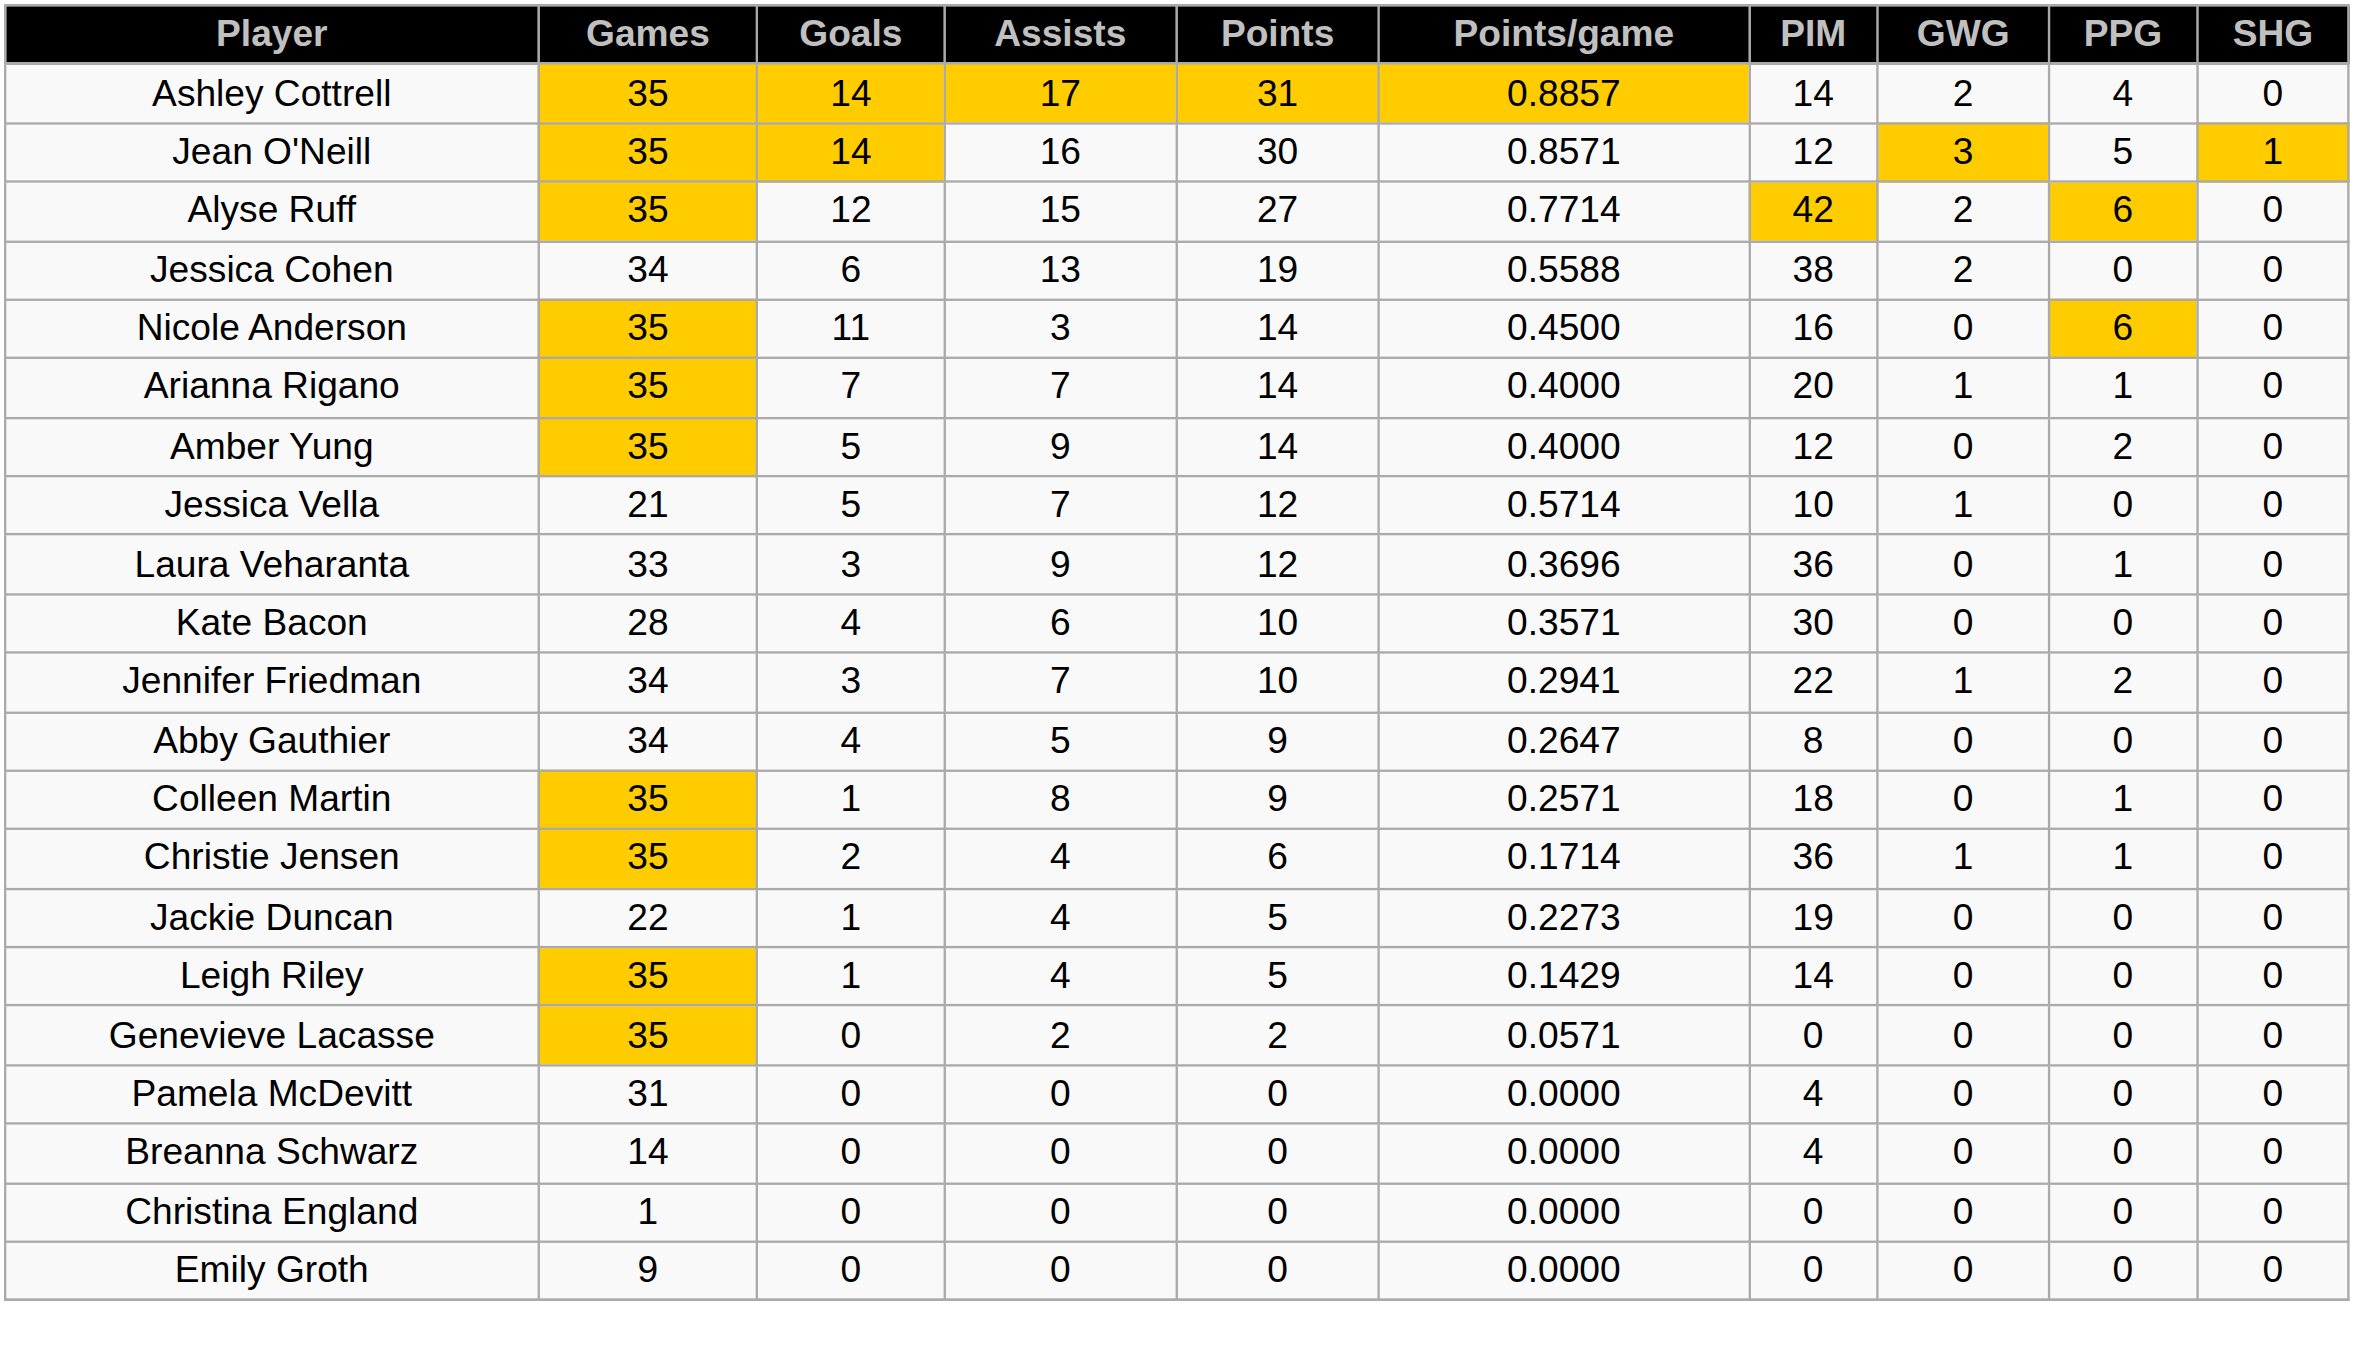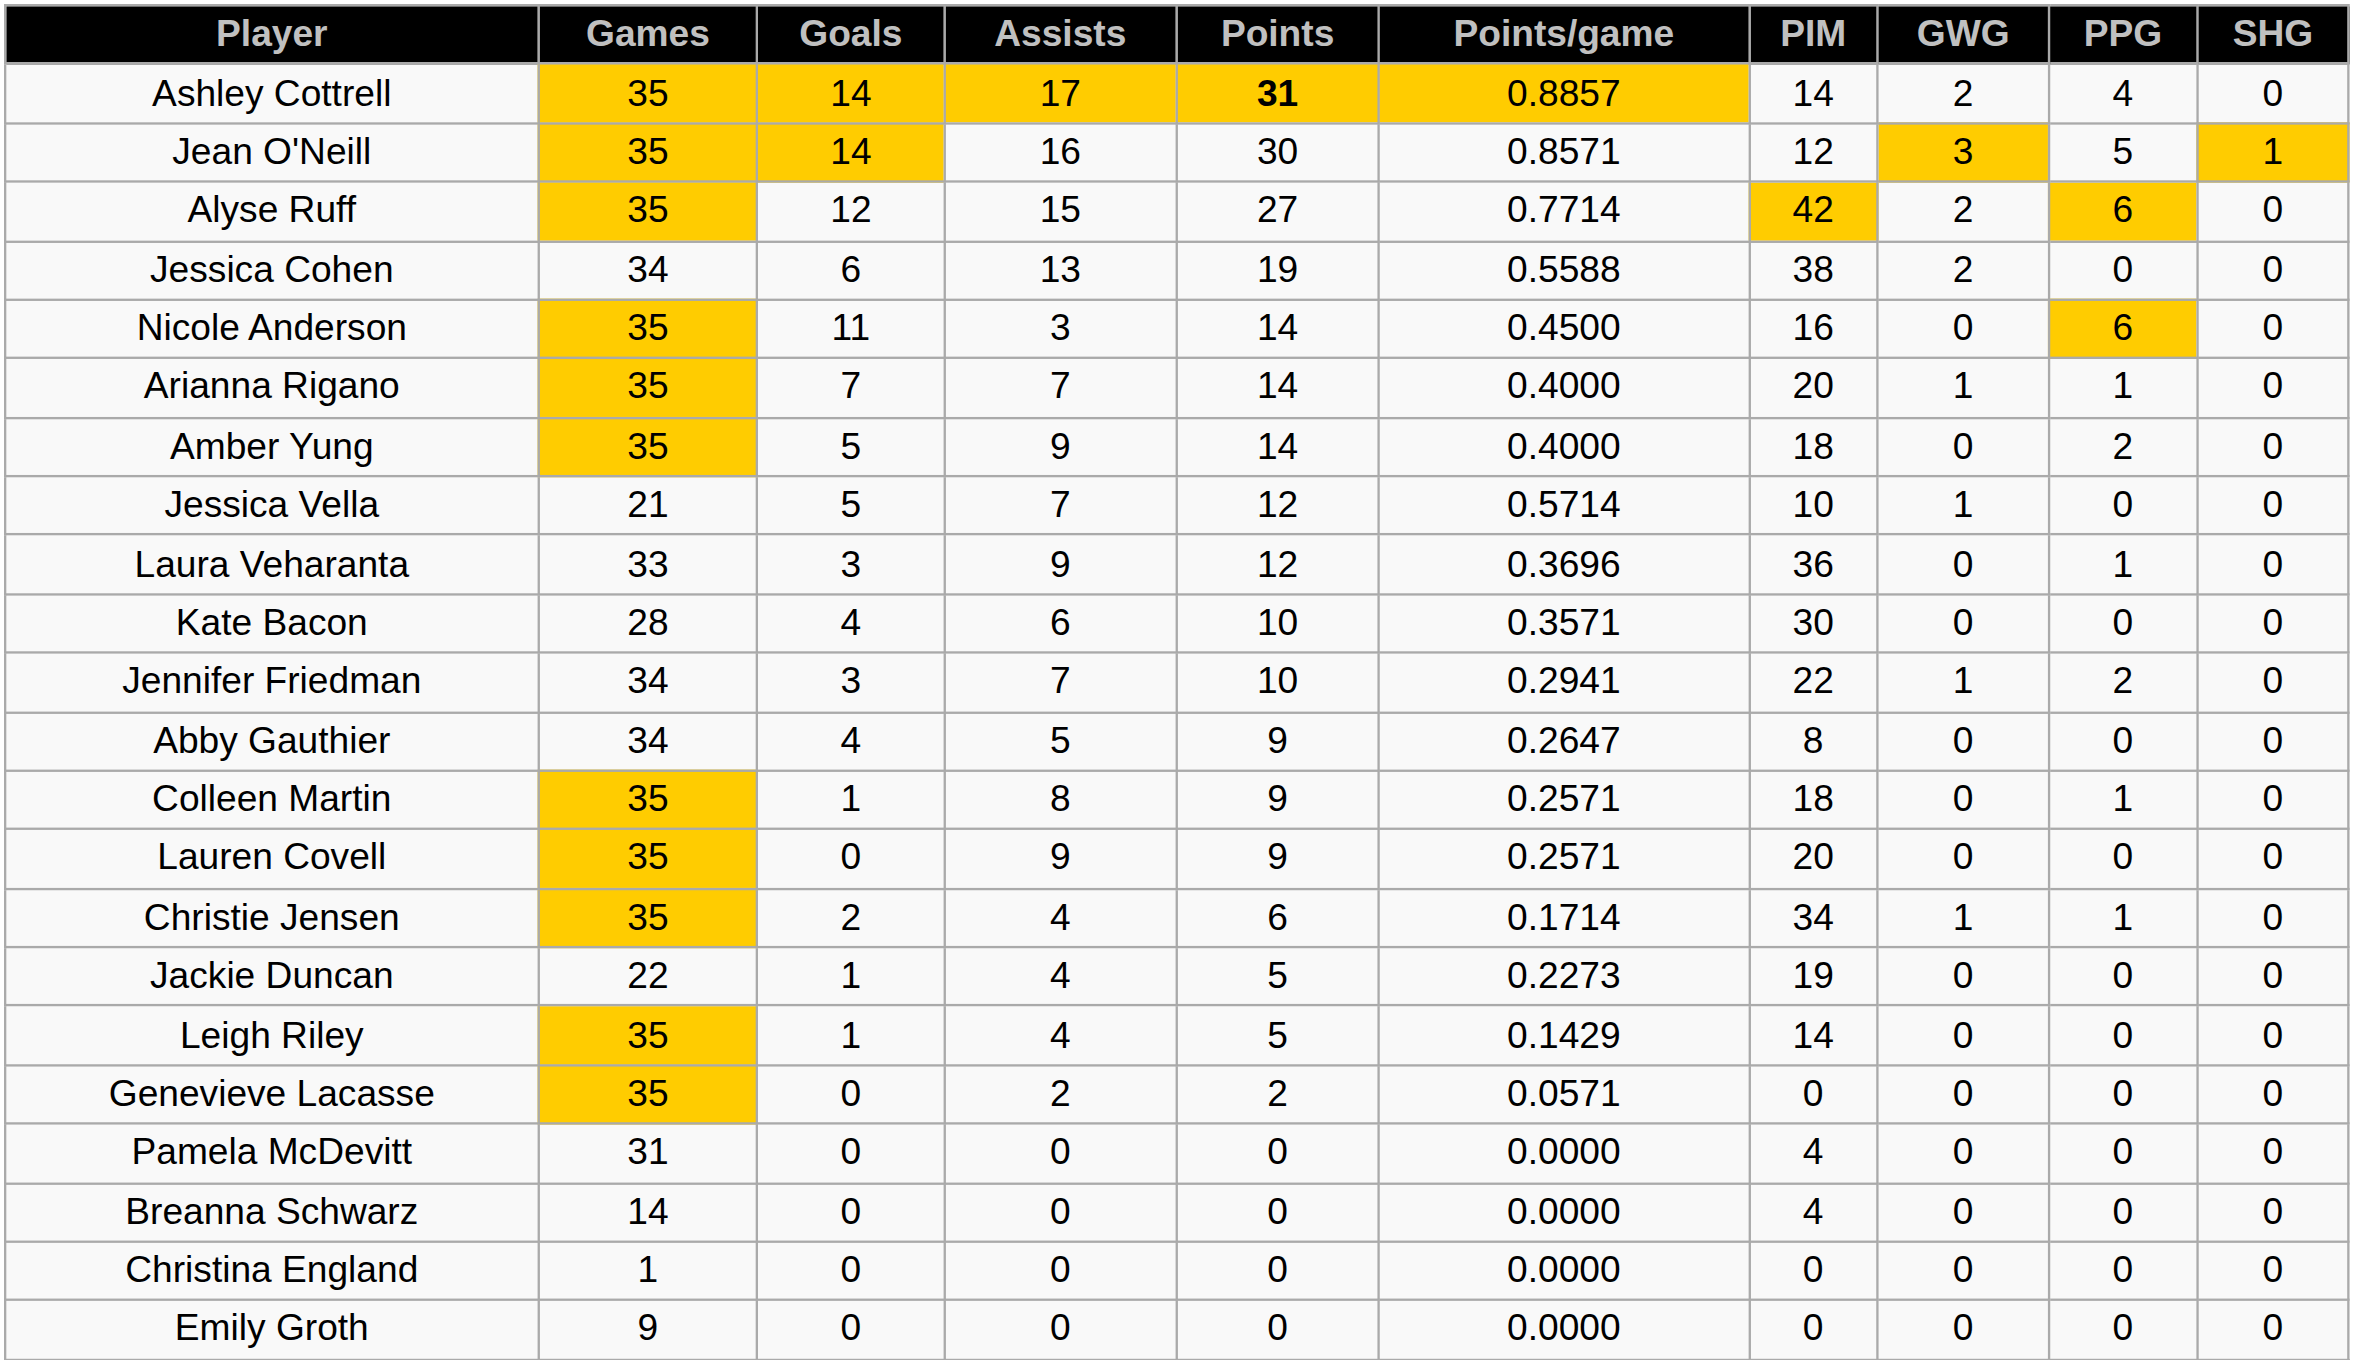(1278, 92) normal -> (1278, 92) bold
(1813, 446) 12 -> (1813, 446) 18
+ row: (272, 858)
(1813, 858) 36 -> (1813, 916) 34
